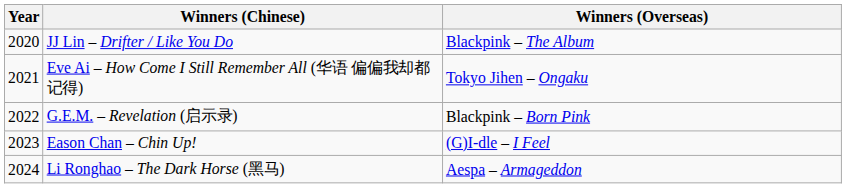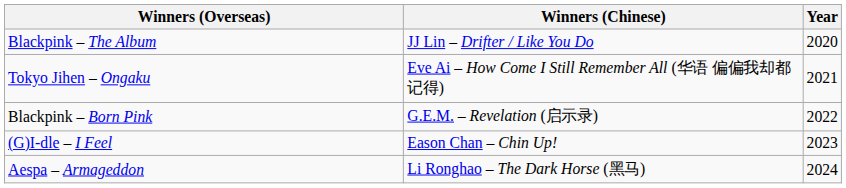columns swapped: (24, 16) <-> (642, 16)
